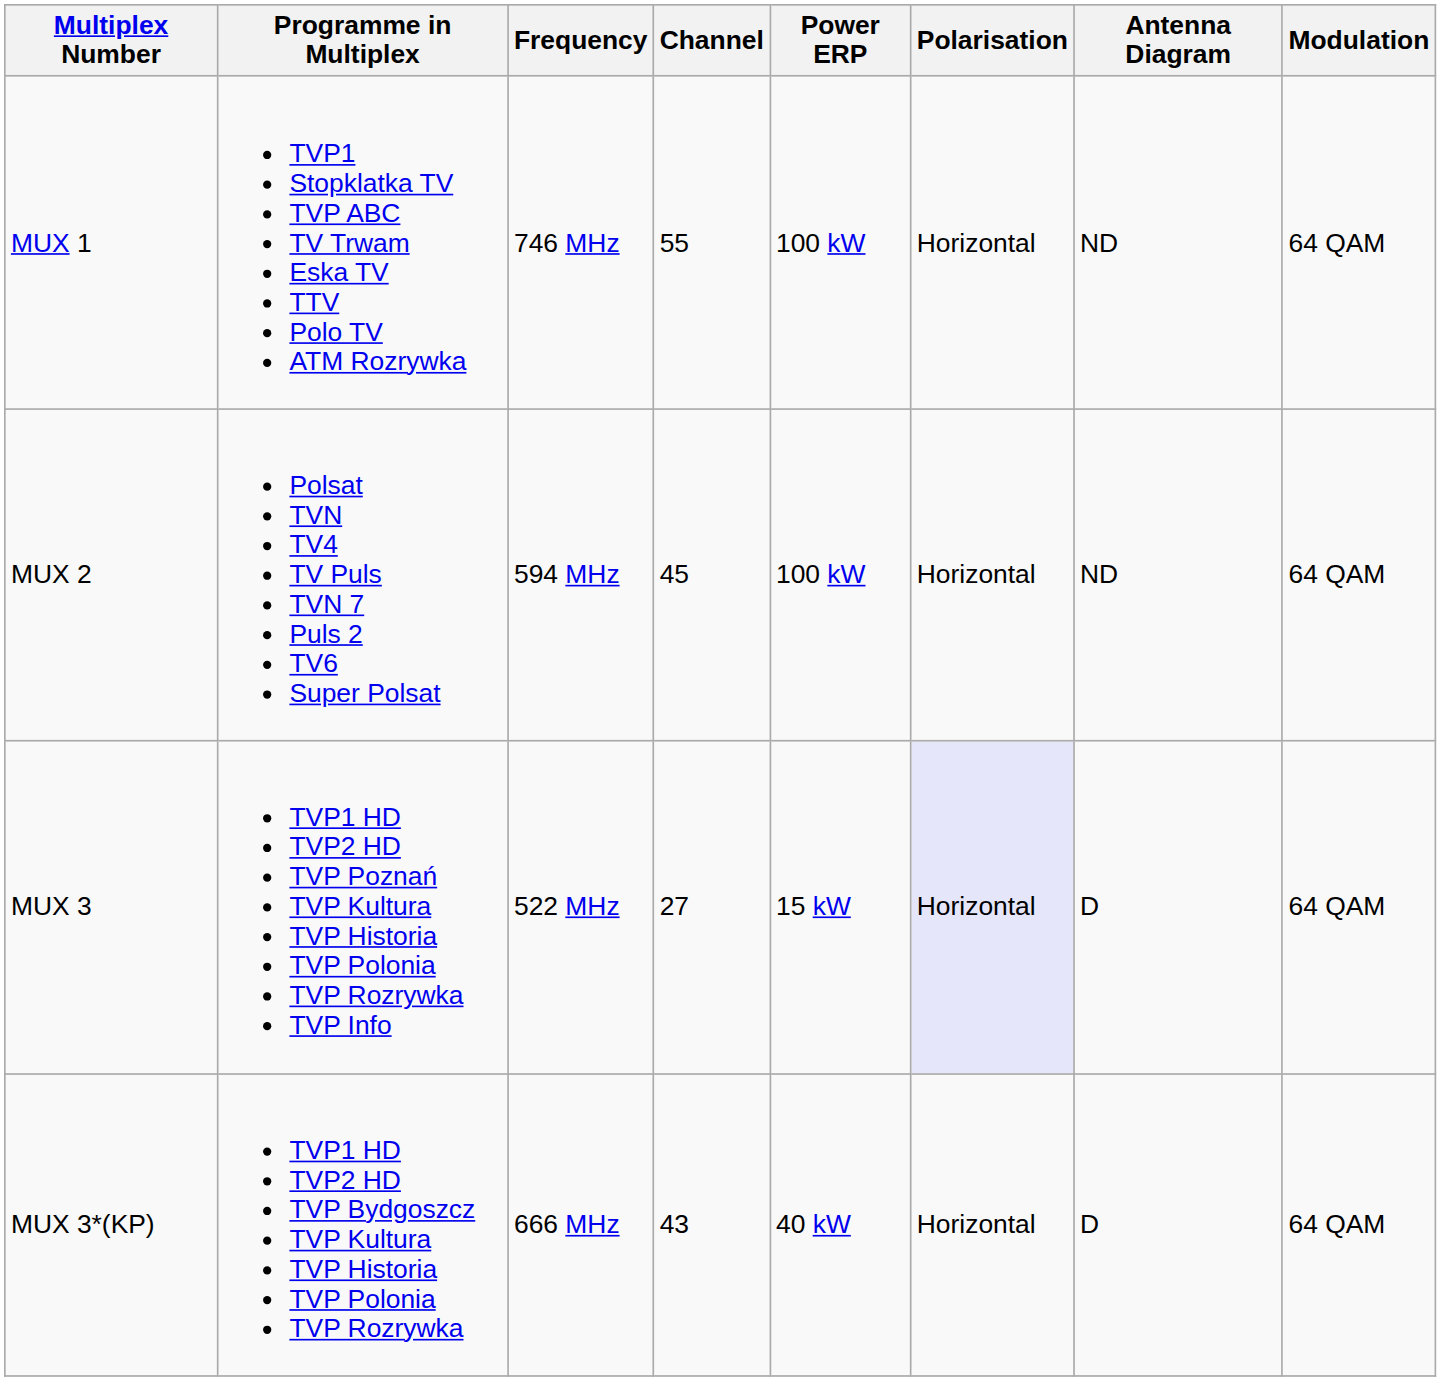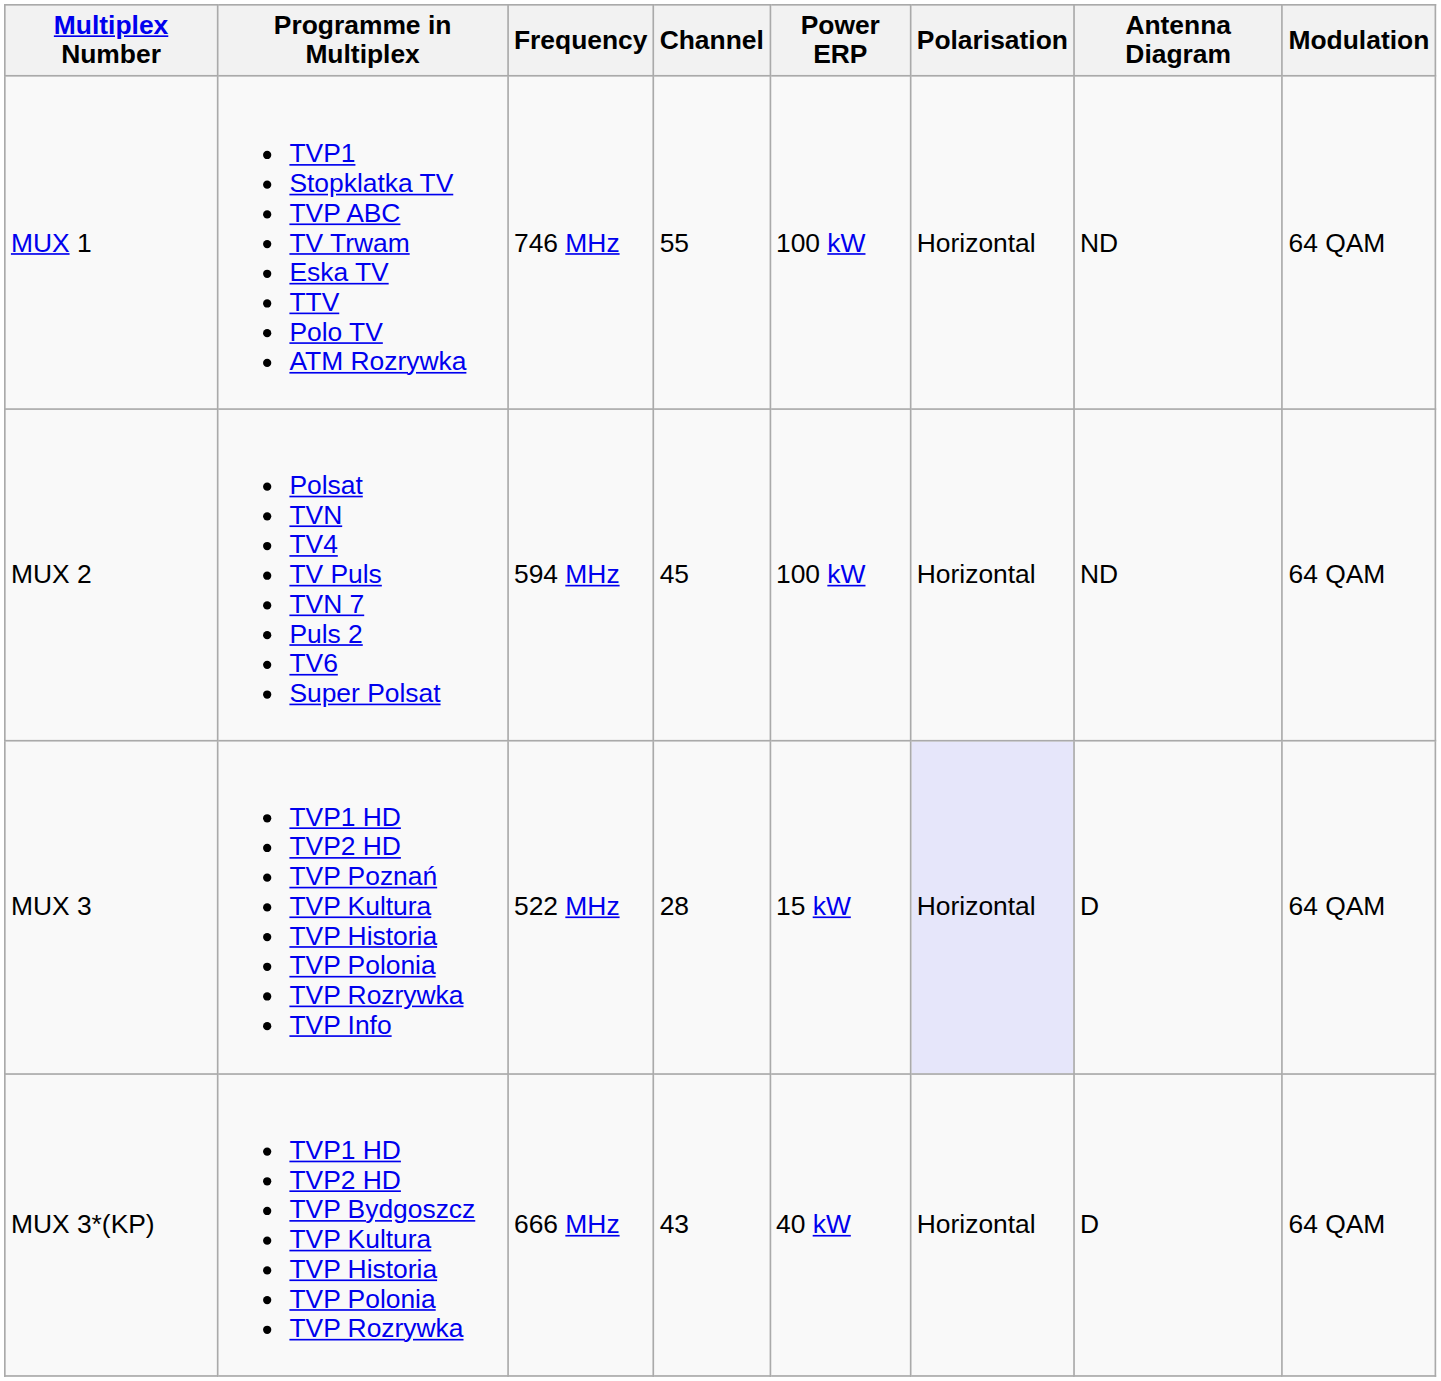(674, 906) 27 -> (674, 906) 28
